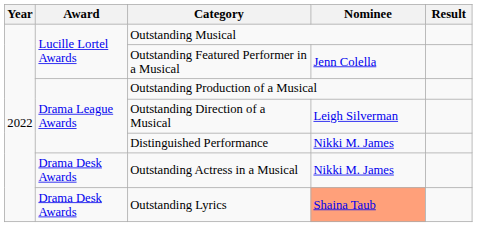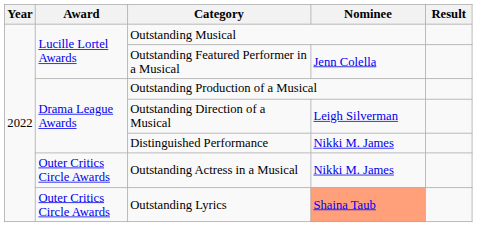(70, 170) Drama Desk Awards -> (74, 170) Outer Critics Circle Awards
(70, 204) Drama Desk Awards -> (74, 204) Outer Critics Circle Awards
